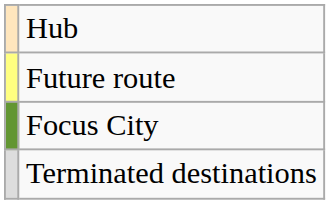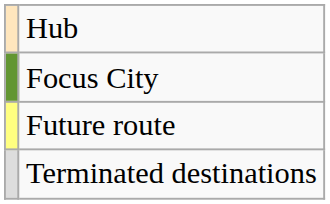rows swapped: (92, 125) <-> (101, 76)
